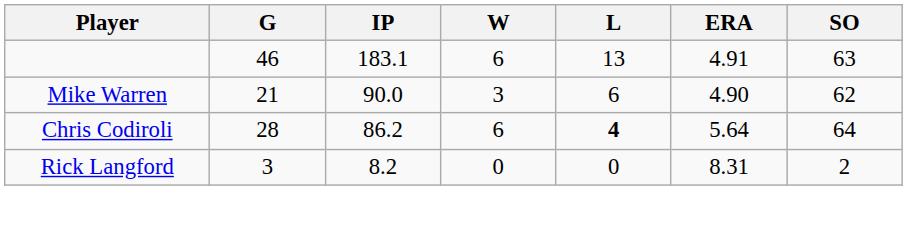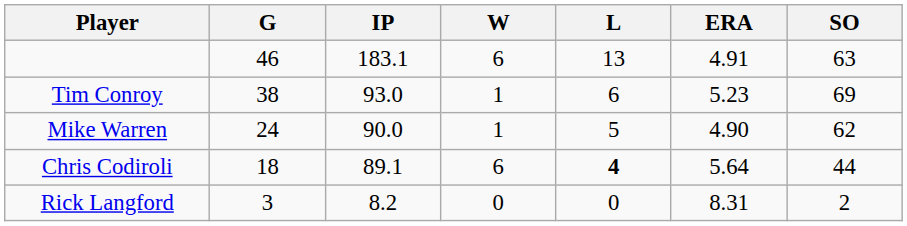+ row: (107, 94)
(268, 94) 21 -> (268, 130) 24
(498, 94) 3 -> (498, 130) 1
(614, 94) 6 -> (614, 130) 5
(268, 130) 28 -> (268, 166) 18
(383, 130) 86.2 -> (383, 166) 89.1
(844, 130) 64 -> (844, 166) 44
